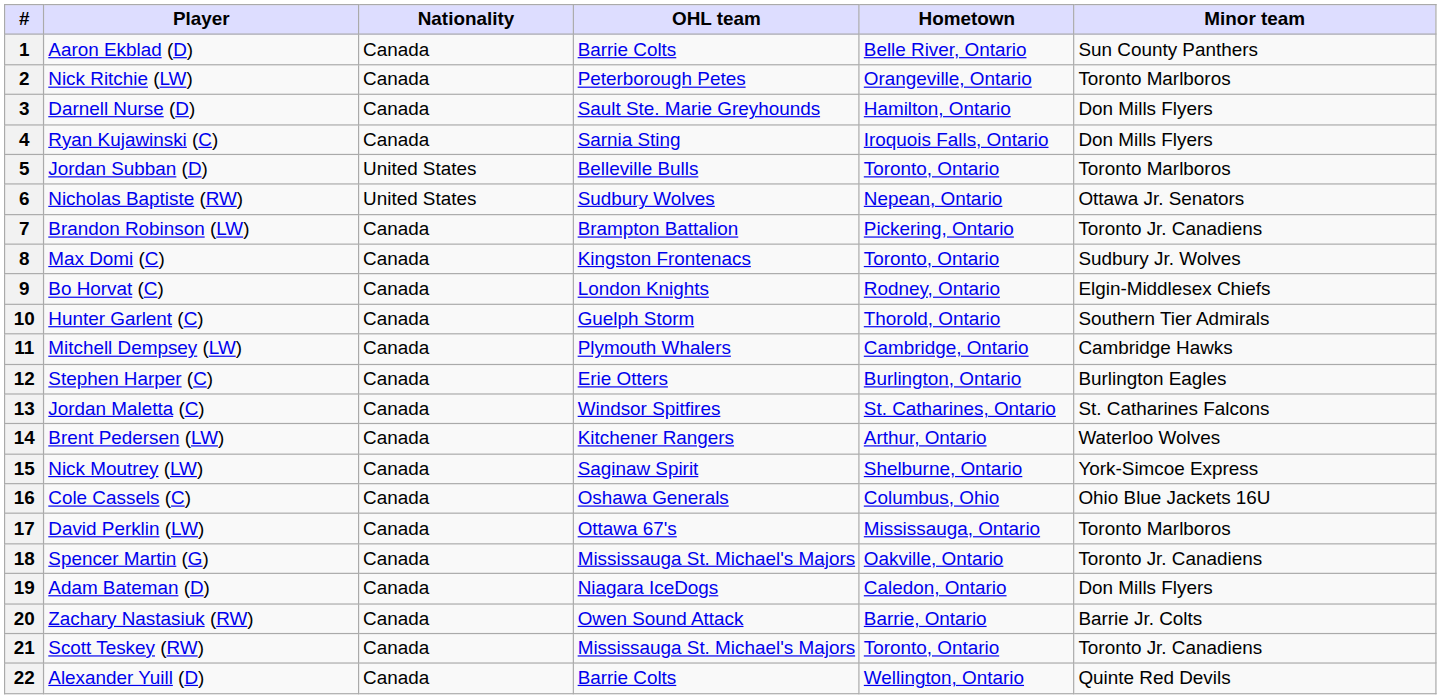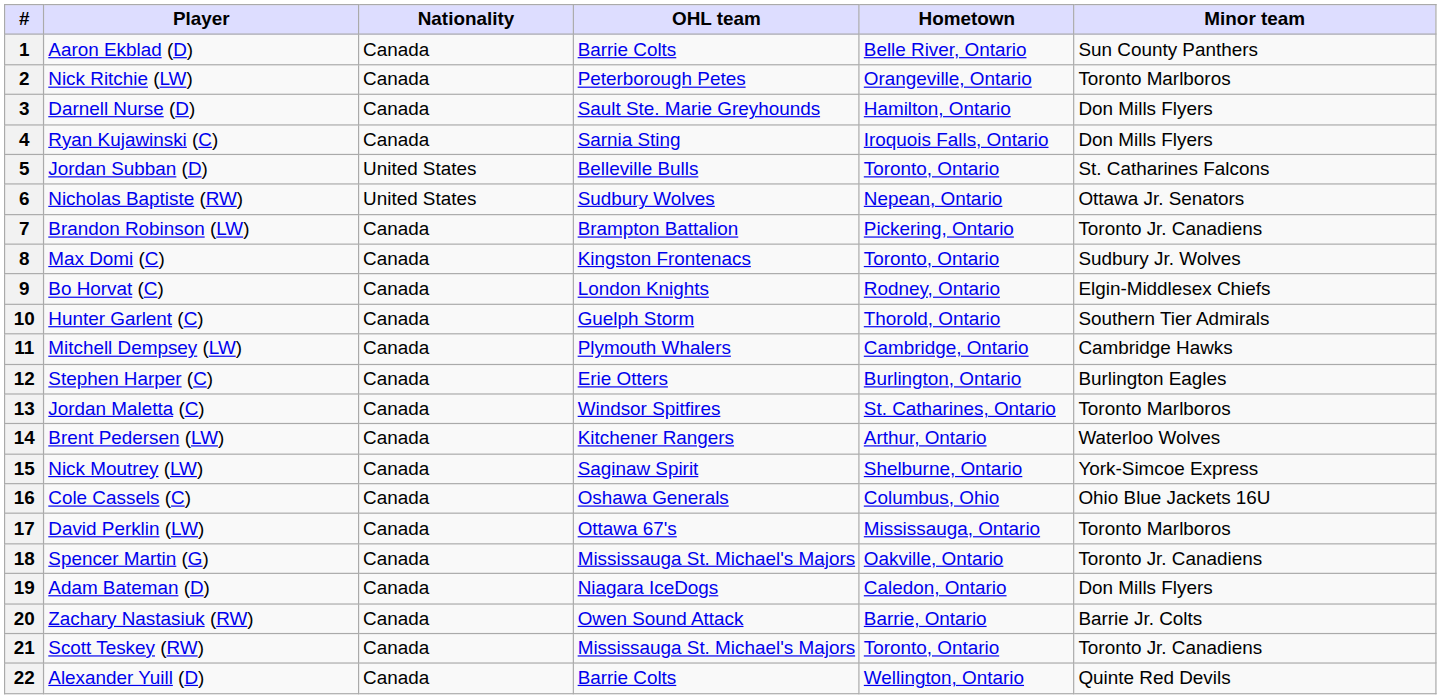(1155, 169) Toronto Marlboros -> (1174, 169) St. Catharines Falcons
(1174, 408) St. Catharines Falcons -> (1155, 408) Toronto Marlboros
